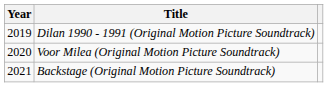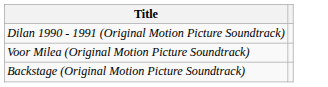- column: (19, 14)
